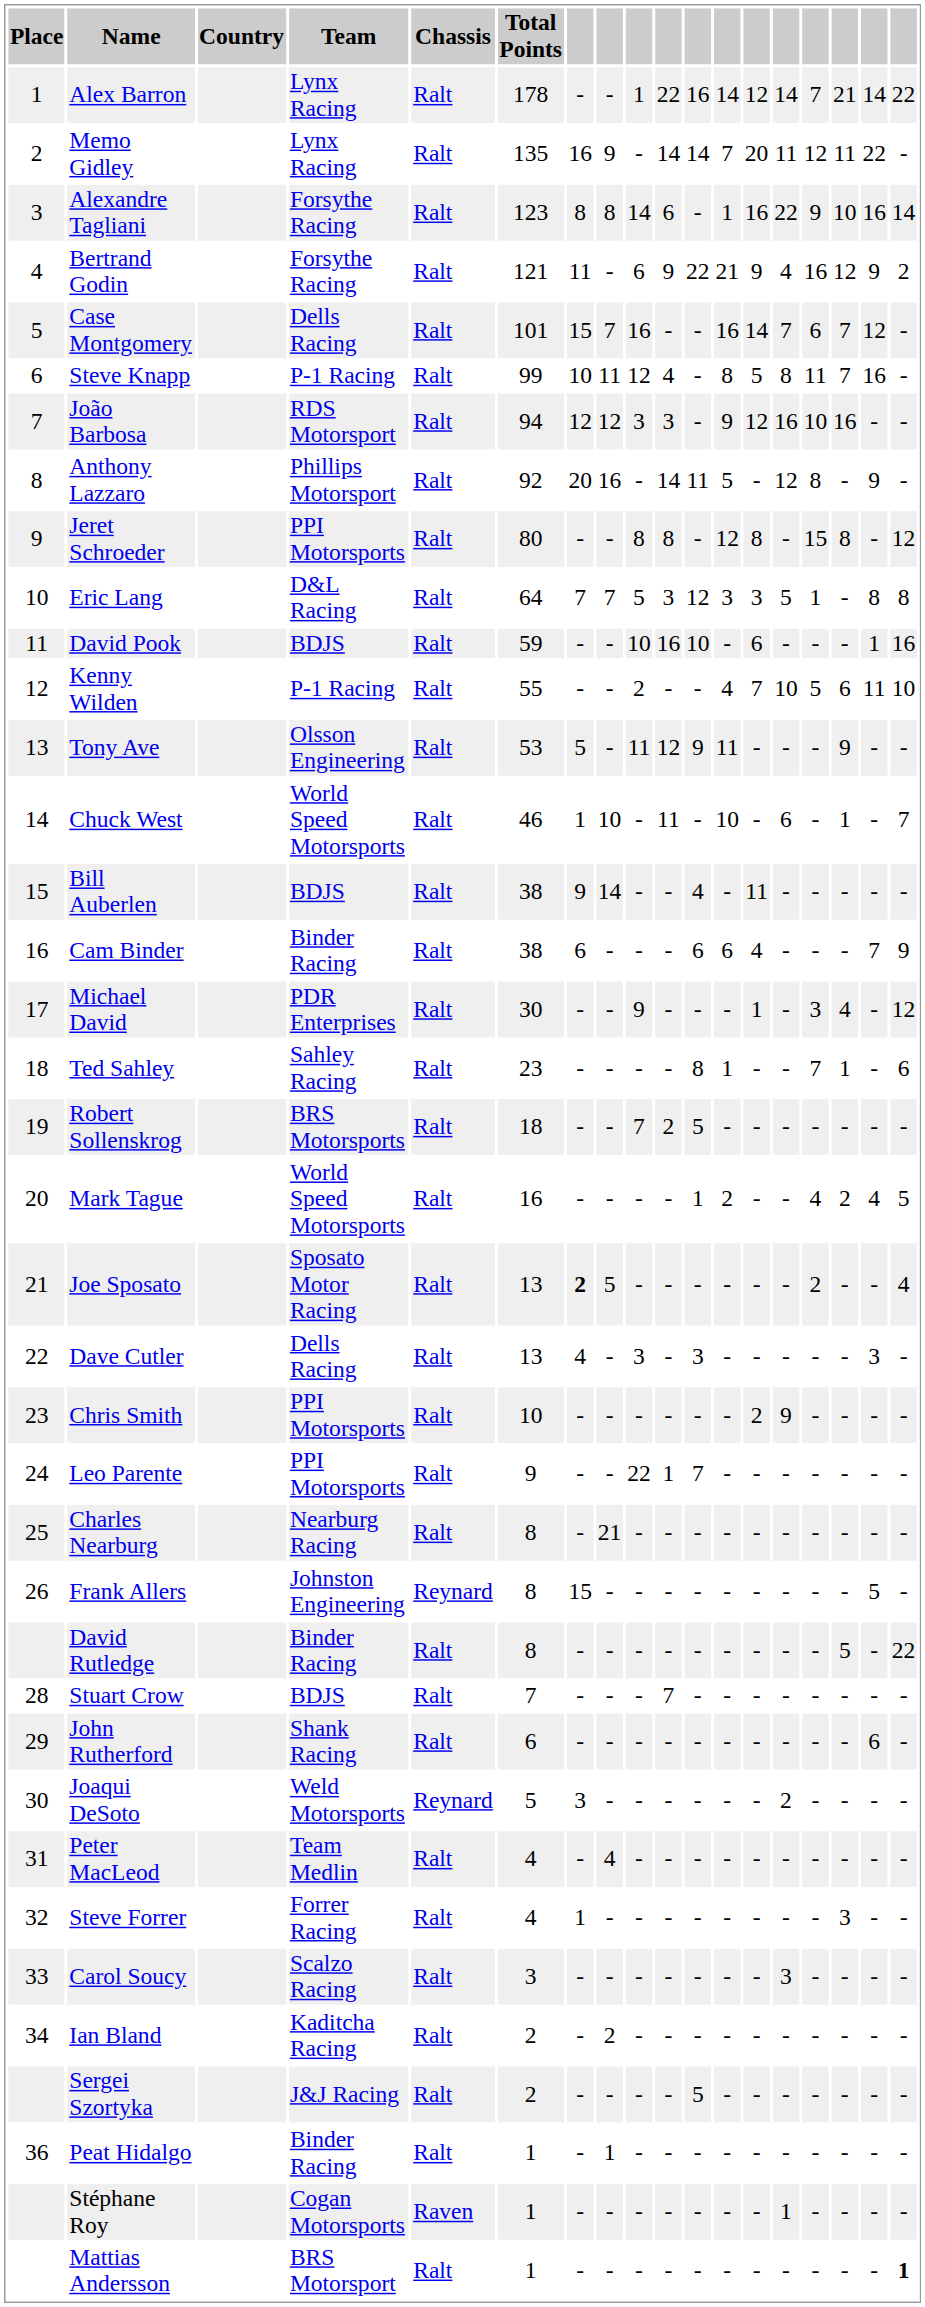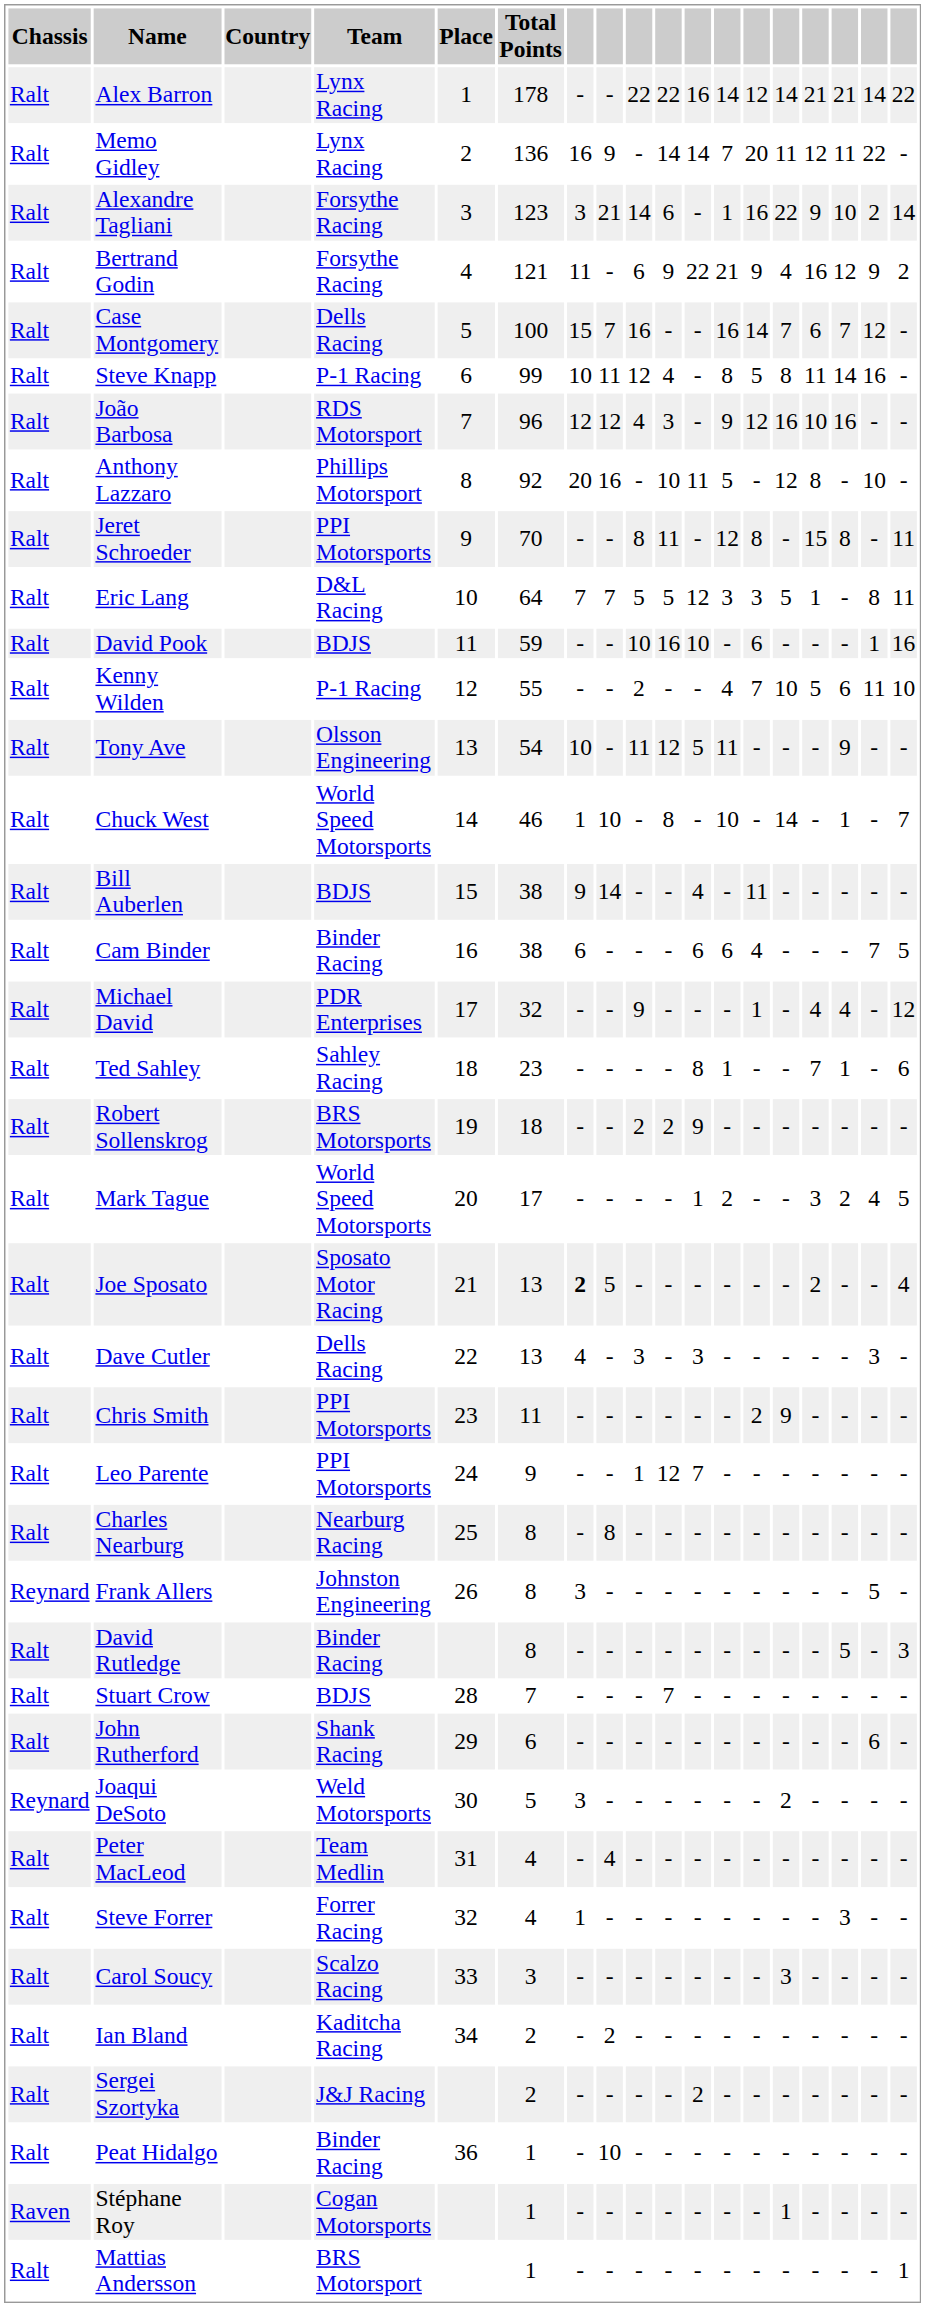columns swapped: (37, 36) <-> (453, 36)
(639, 94) 1 -> (639, 94) 22
(815, 94) 7 -> (815, 94) 21
(531, 153) 135 -> (531, 153) 136
(580, 212) 8 -> (580, 212) 3
(610, 212) 8 -> (610, 212) 21
(874, 212) 16 -> (874, 212) 2
(531, 330) 101 -> (531, 330) 100
(845, 375) 7 -> (845, 375) 14
(531, 421) 94 -> (531, 421) 96
(639, 421) 3 -> (639, 421) 4
(668, 480) 14 -> (668, 480) 10
(874, 480) 9 -> (874, 480) 10
(531, 538) 80 -> (531, 538) 70
(668, 538) 8 -> (668, 538) 11
(904, 538) 12 -> (904, 538) 11
(668, 597) 3 -> (668, 597) 5
(904, 597) 8 -> (904, 597) 11
(531, 747) 53 -> (531, 747) 54
(580, 747) 5 -> (580, 747) 10
(698, 747) 9 -> (698, 747) 5
(668, 819) 11 -> (668, 819) 8
(786, 819) 6 -> (786, 819) 14
(904, 950) 9 -> (904, 950) 5
(531, 1009) 30 -> (531, 1009) 32
(815, 1009) 3 -> (815, 1009) 4
(639, 1126) 7 -> (639, 1126) 2
(698, 1126) 5 -> (698, 1126) 9
(531, 1198) 16 -> (531, 1198) 17
(815, 1198) 4 -> (815, 1198) 3
(531, 1414) 10 -> (531, 1414) 11
(639, 1473) 22 -> (639, 1473) 1
(668, 1473) 1 -> (668, 1473) 12
(610, 1532) 21 -> (610, 1532) 8
(580, 1591) 15 -> (580, 1591) 3
(904, 1650) 22 -> (904, 1650) 3
(698, 2094) 5 -> (698, 2094) 2
(610, 2152) 1 -> (610, 2152) 10
(904, 2270) bold -> (904, 2270) normal
